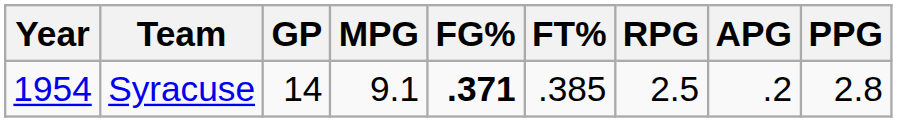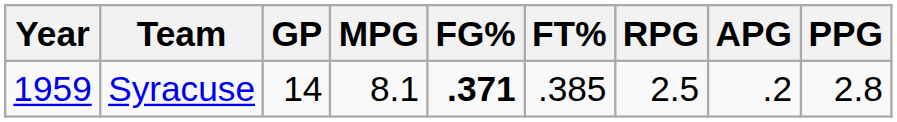(53, 89) 1954 -> (53, 89) 1959
(395, 89) 9.1 -> (395, 89) 8.1
